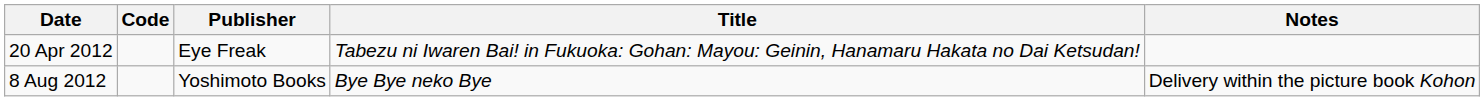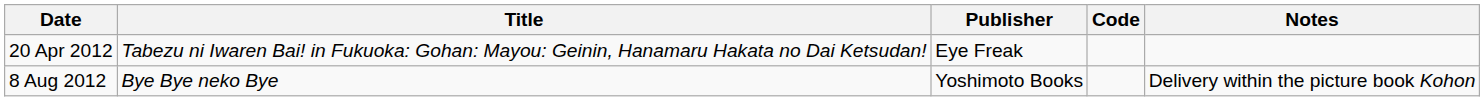columns swapped: (737, 19) <-> (145, 19)
